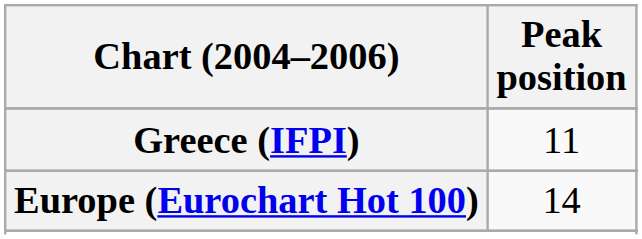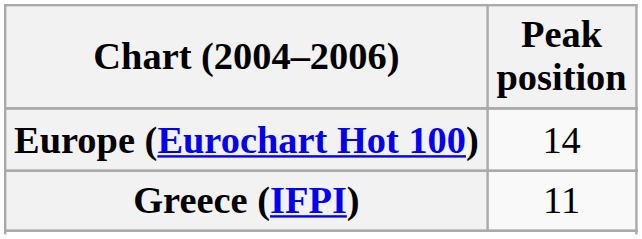rows swapped: (246, 199) <-> (246, 139)
